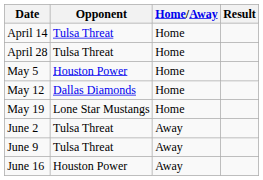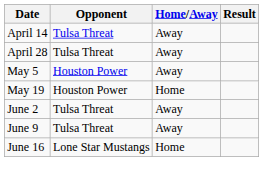(170, 33) Home -> (169, 33) Away
(170, 52) Home -> (169, 52) Away
(170, 71) Home -> (169, 71) Away
- row: (26, 90)
(101, 109) Lone Star Mustangs -> (90, 90) Houston Power
(90, 166) Houston Power -> (101, 147) Lone Star Mustangs
(169, 166) Away -> (170, 147) Home
